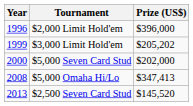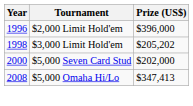(17, 45) 1999 -> (17, 45) 1998
- row: (82, 93)
